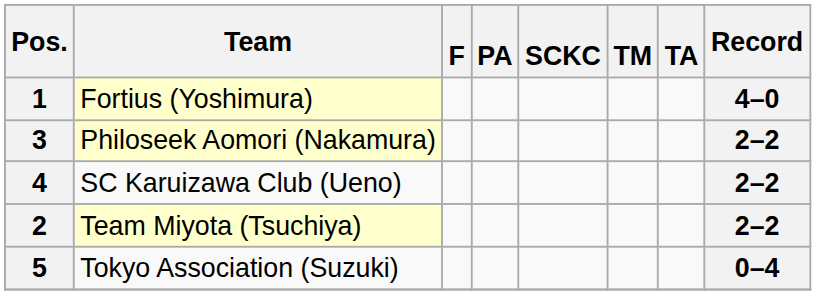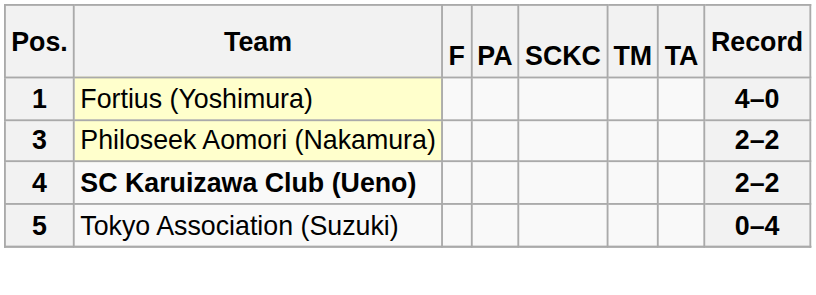(241, 183) normal -> (248, 183) bold
- row: (39, 225)
